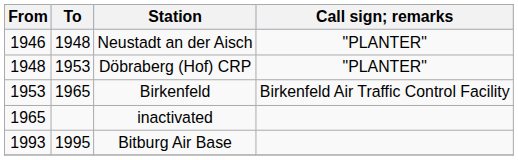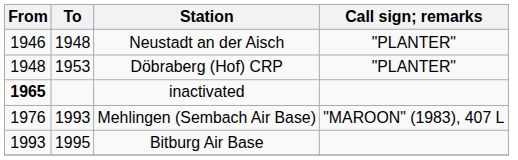- row: (175, 92)
(28, 117) normal -> (28, 92) bold
+ row: (207, 117)
